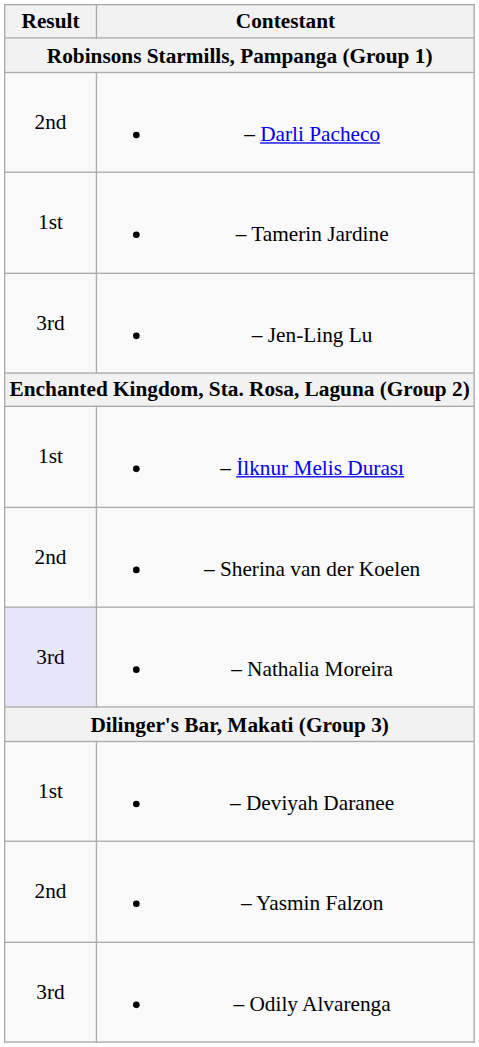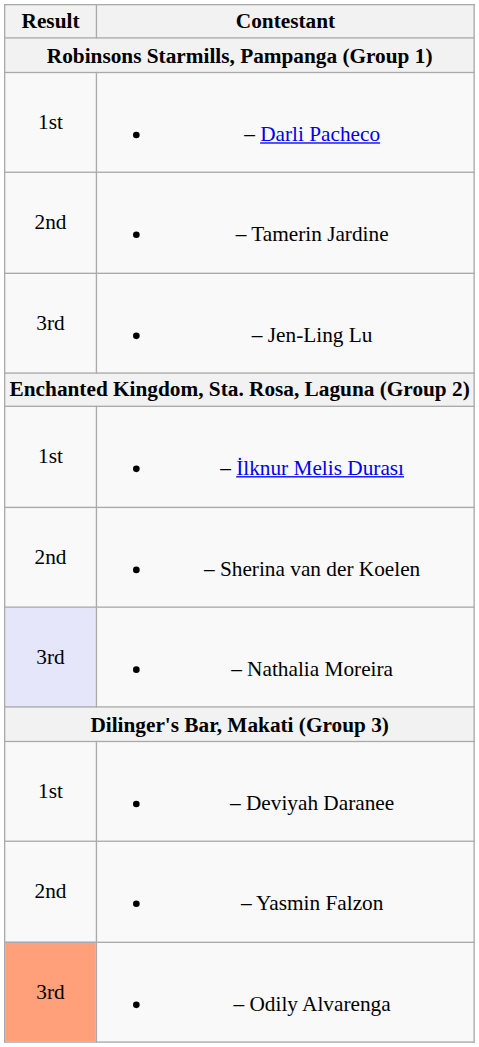(51, 122) 2nd -> (51, 122) 1st
(51, 222) 1st -> (51, 222) 2nd
(51, 991) no background -> (51, 991) lightsalmon background
